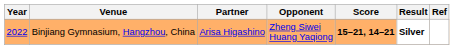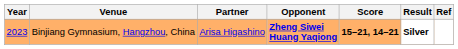(17, 32) 2022 -> (17, 32) 2023
(301, 32) normal -> (303, 32) bold
